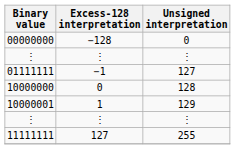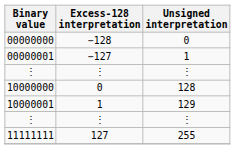+ row: (30, 56)
- row: (30, 72)
